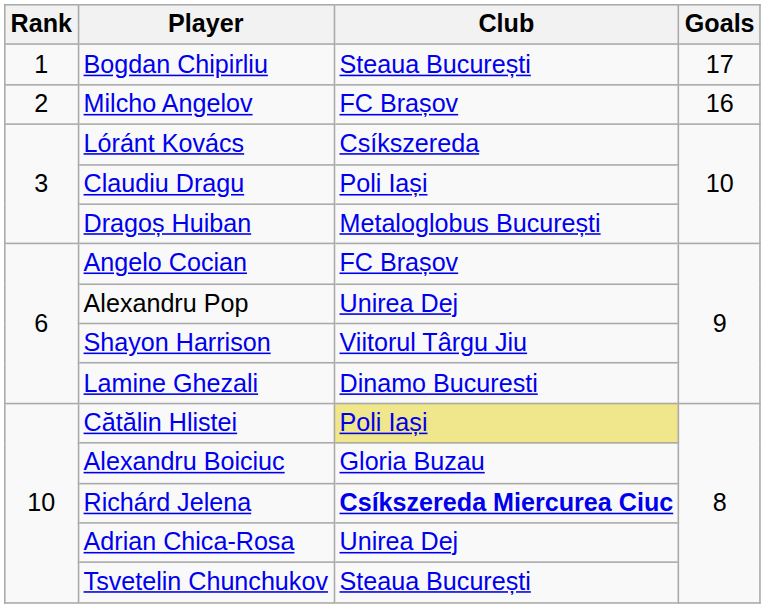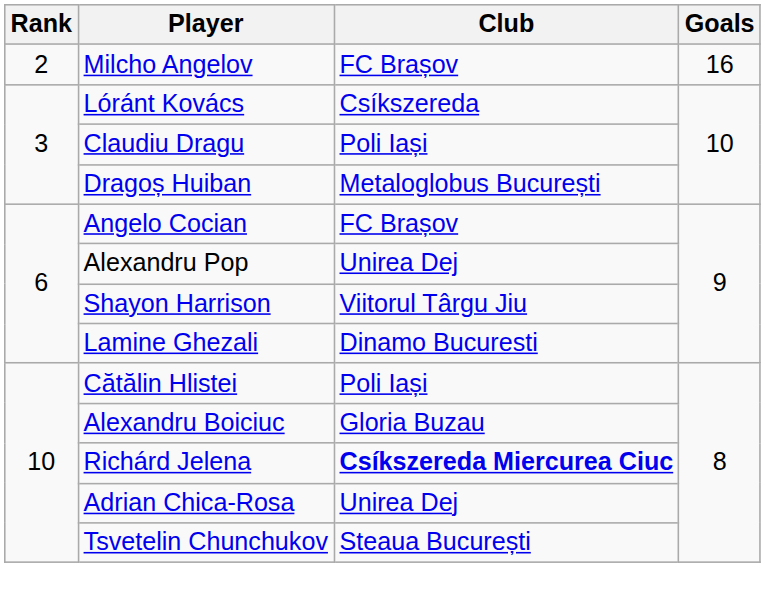- row: (176, 64)
(383, 422) khaki background -> (383, 382) no background
